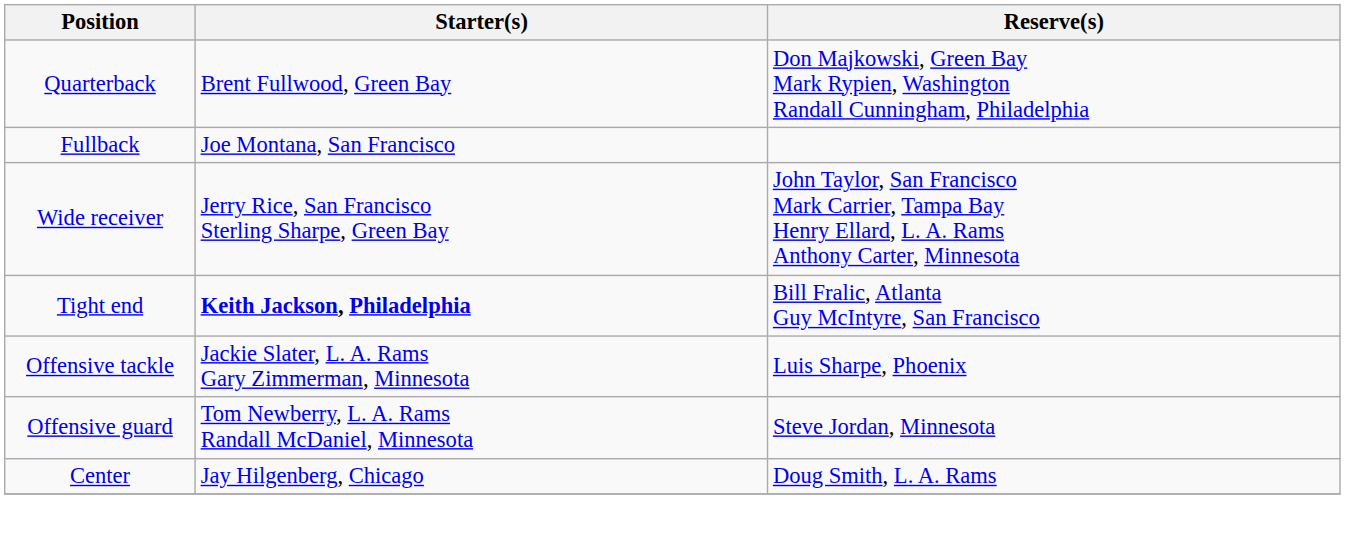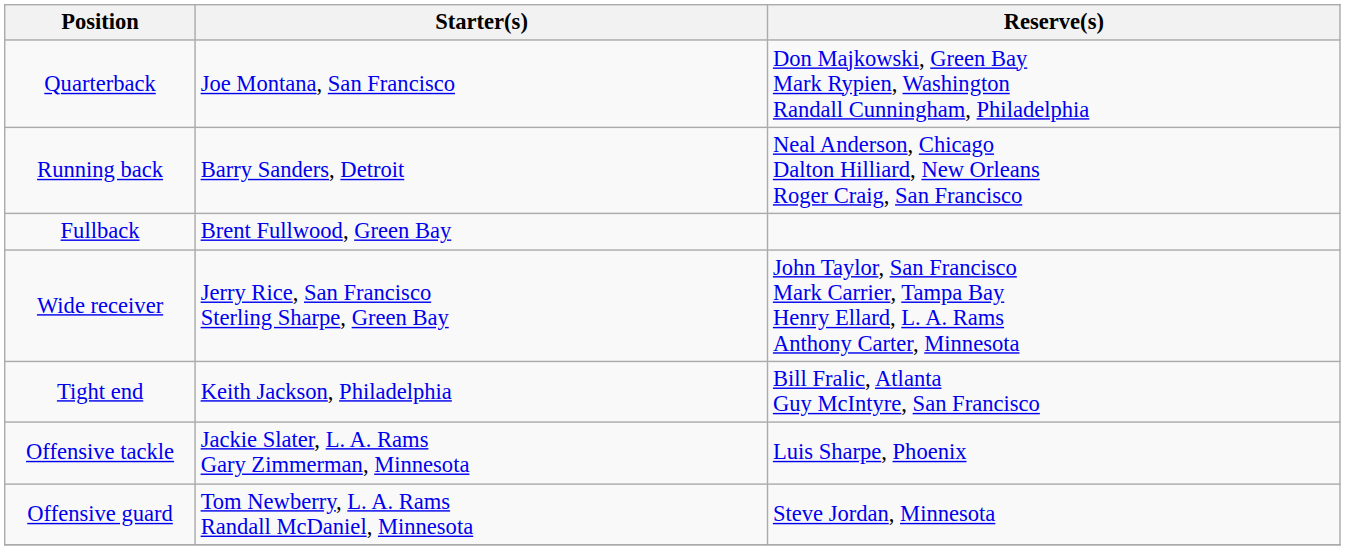(326, 83) Brent Fullwood, Green Bay -> (328, 83) Joe Montana, San Francisco
+ row: (100, 170)
(328, 144) Joe Montana, San Francisco -> (326, 231) Brent Fullwood, Green Bay
(336, 305) bold -> (326, 391) normal
- row: (100, 475)
